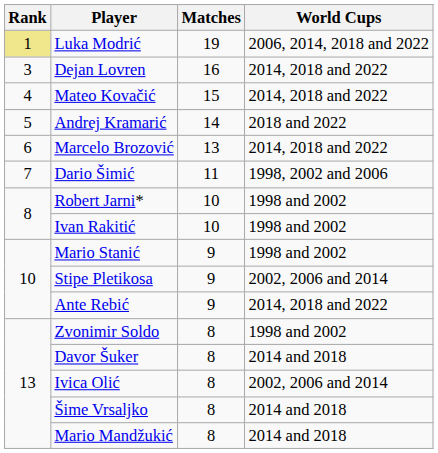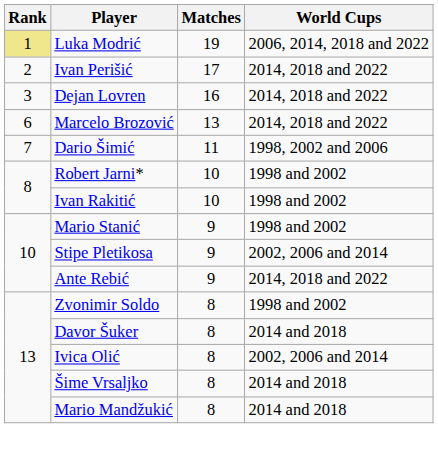+ row: (94, 69)
- row: (105, 95)
- row: (110, 122)
